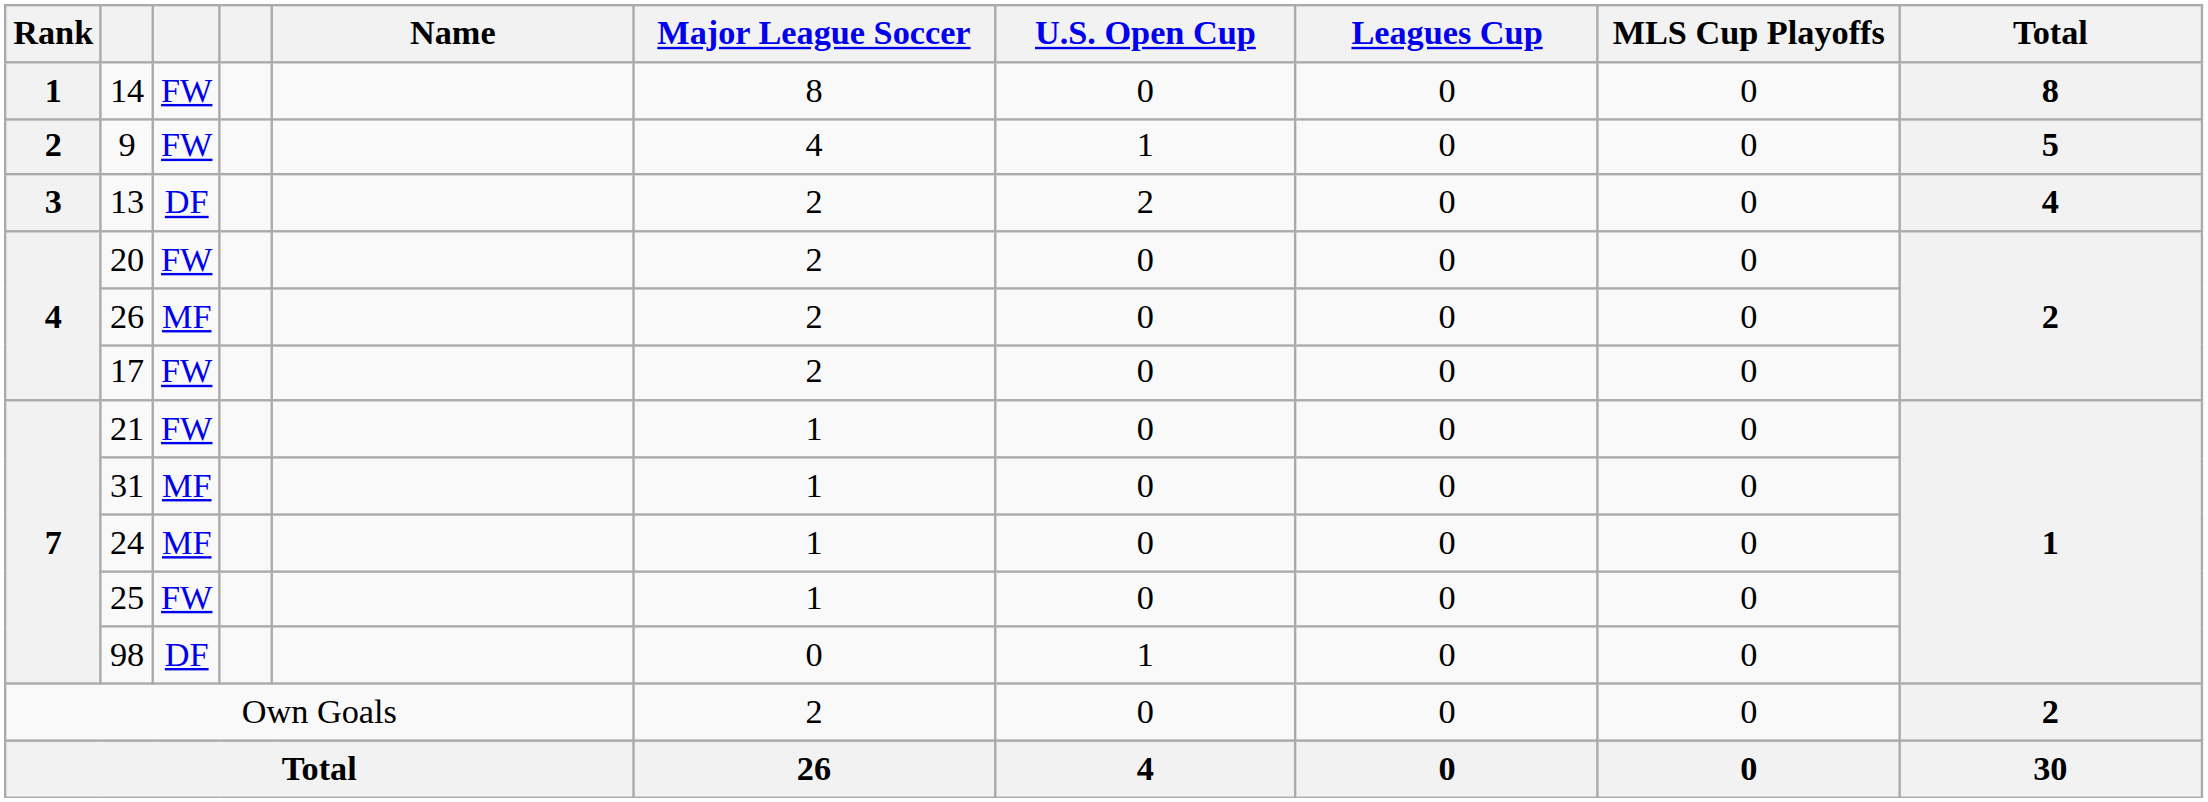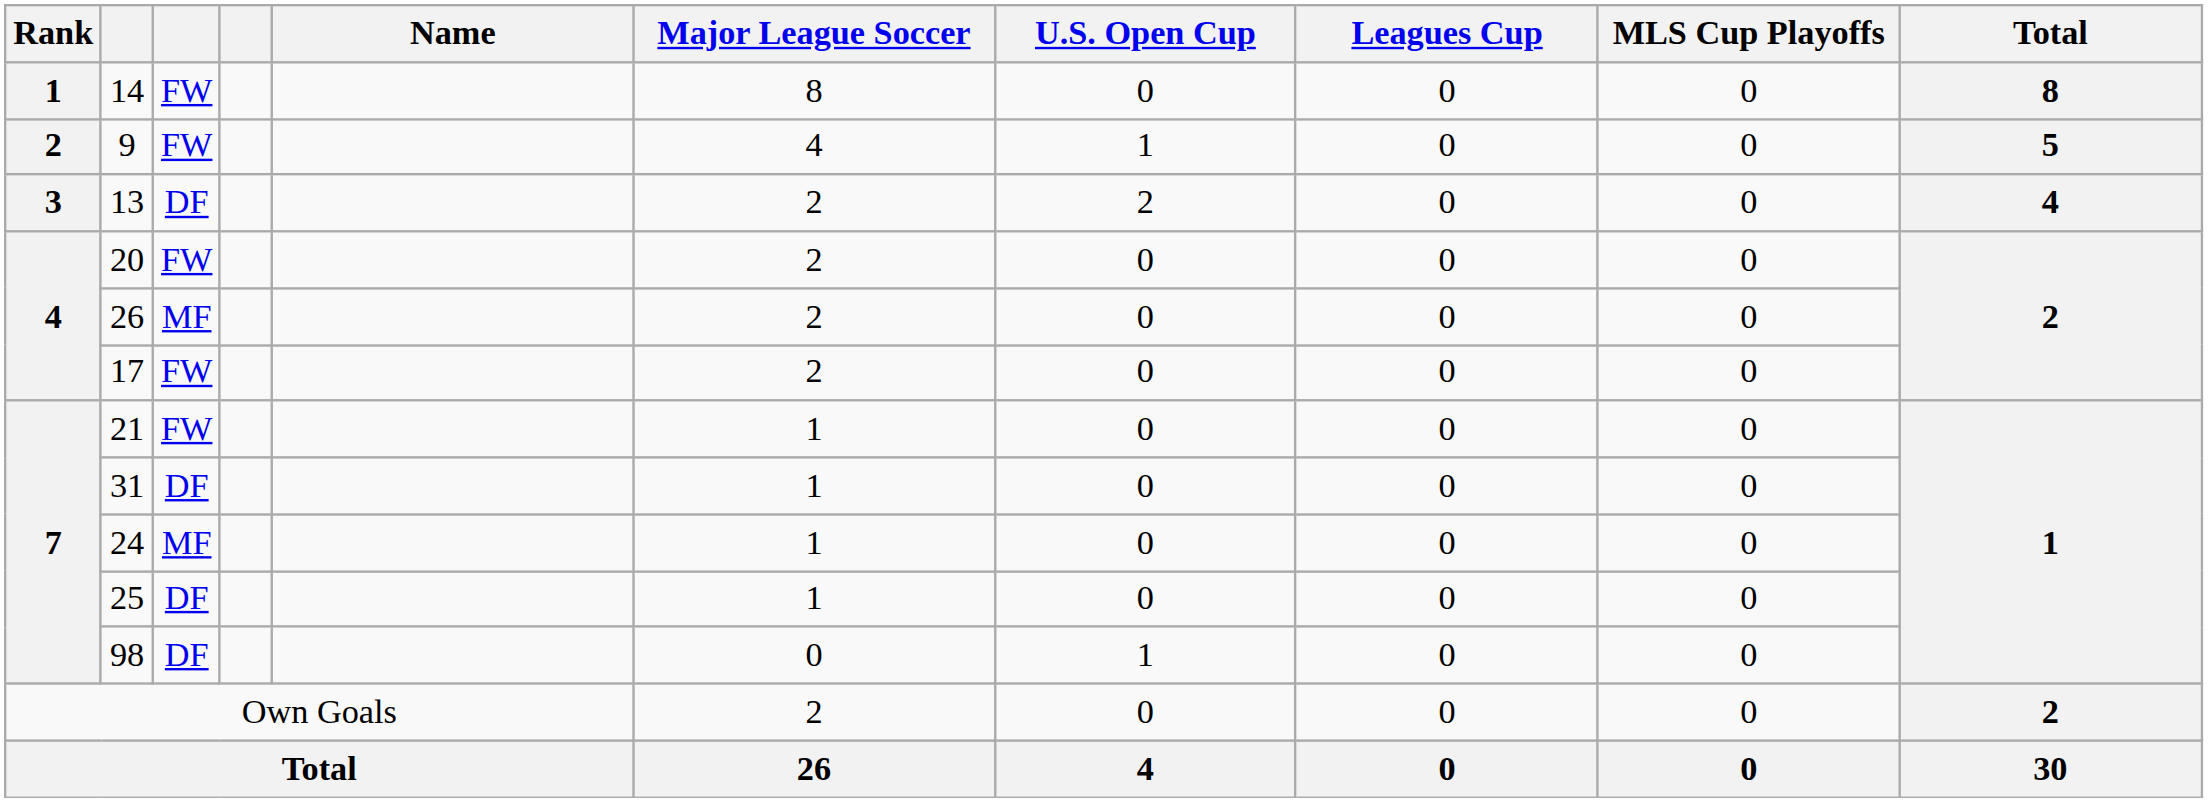(187, 485) MF -> (187, 485) DF
(187, 598) FW -> (187, 598) DF
